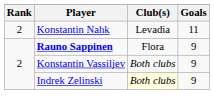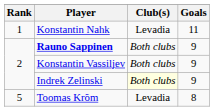(19, 30) 2 -> (19, 30) 1
(153, 47) Flora -> (153, 47) Both clubs
+ row: (68, 98)
